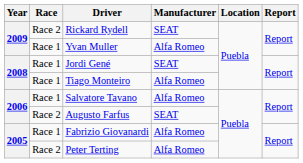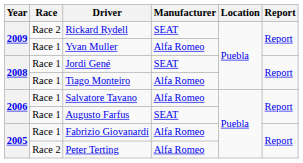(46, 115) Race 2 -> (46, 115) Race 1
